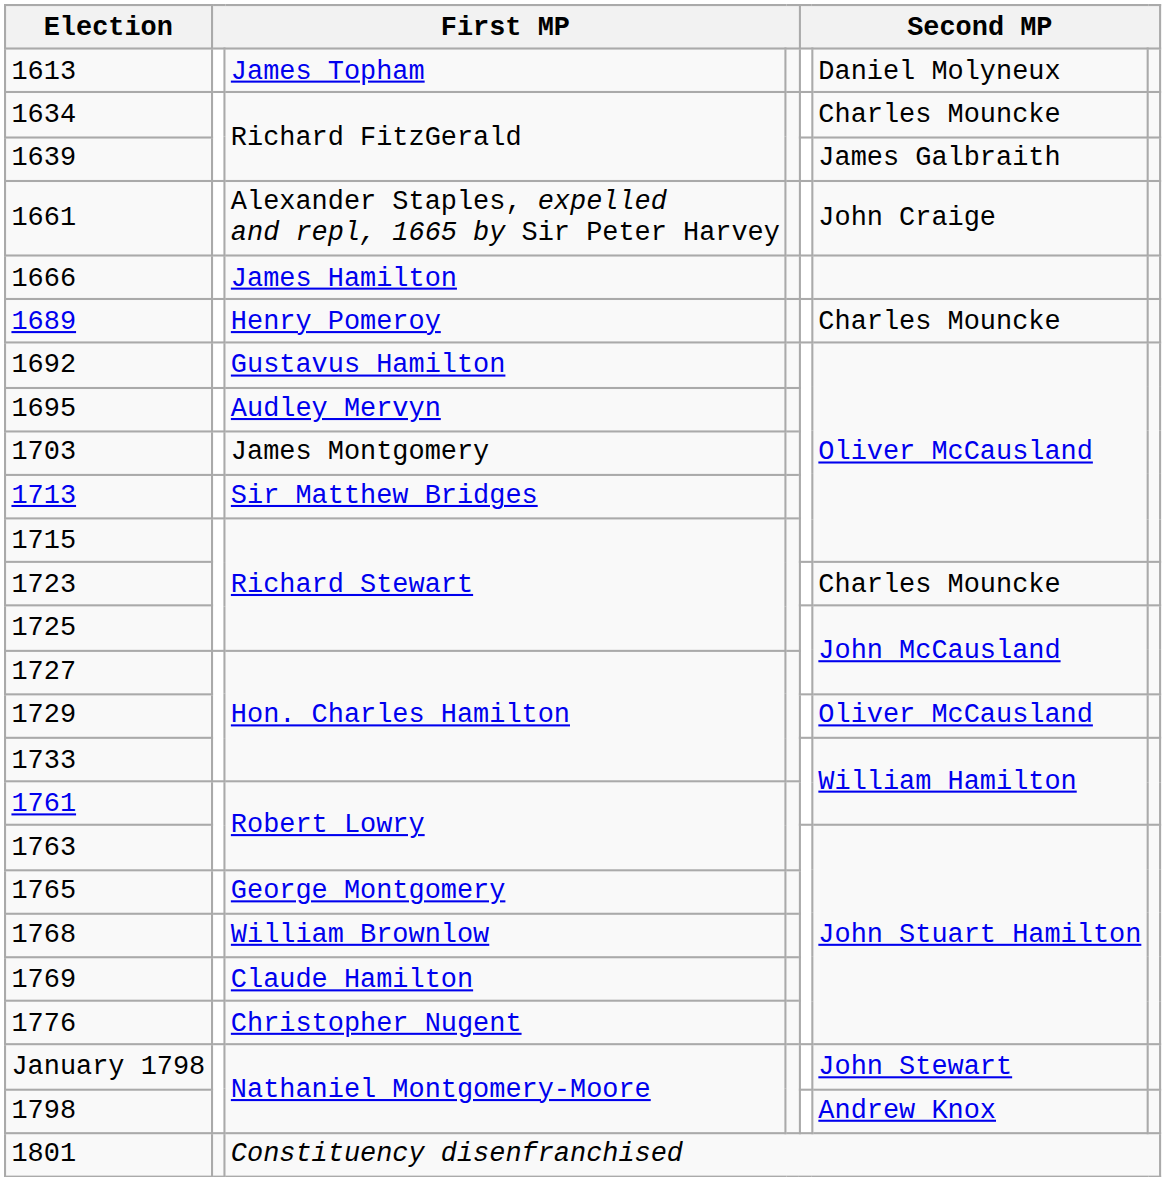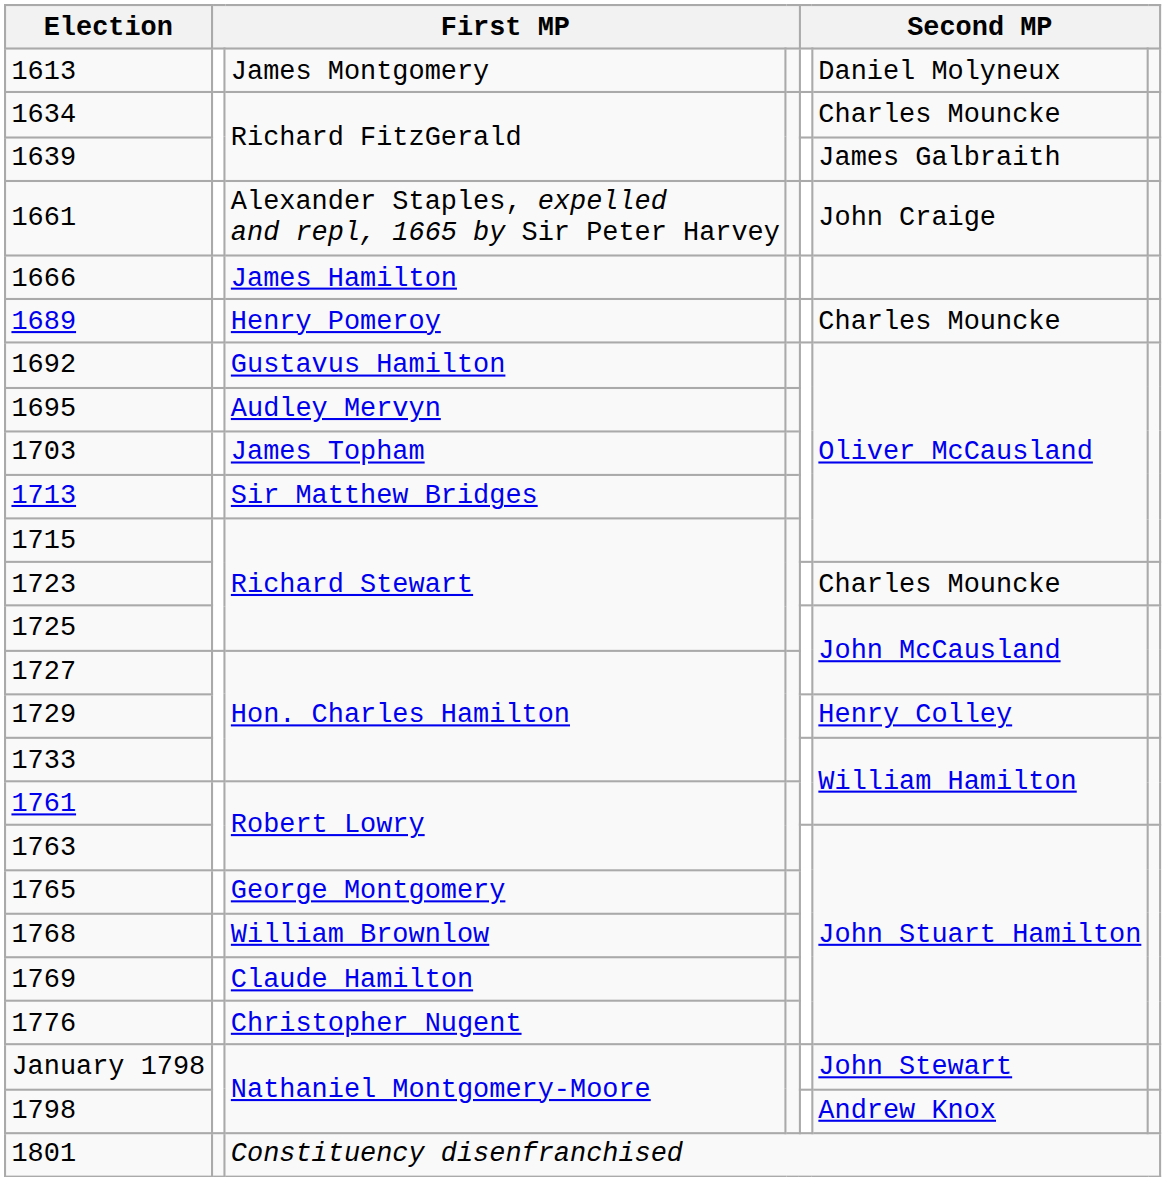(328, 71) James Topham -> (360, 71) James Montgomery
(360, 453) James Montgomery -> (328, 453) James Topham
(956, 716) Oliver McCausland -> (915, 716) Henry Colley
